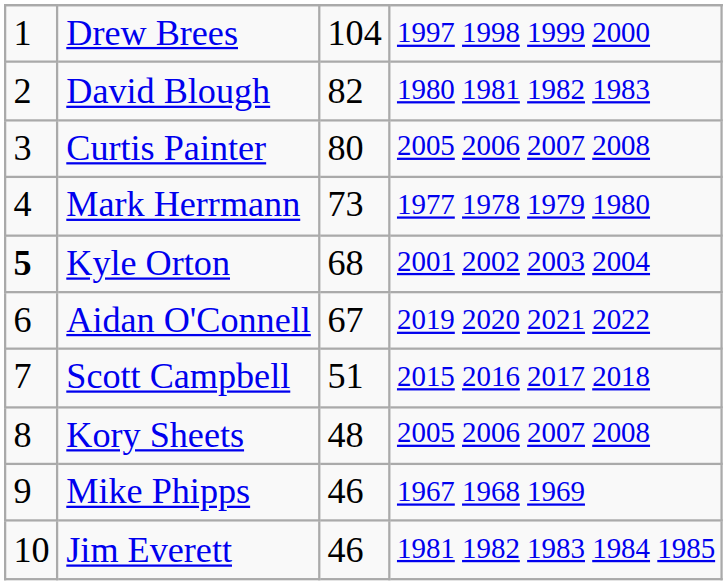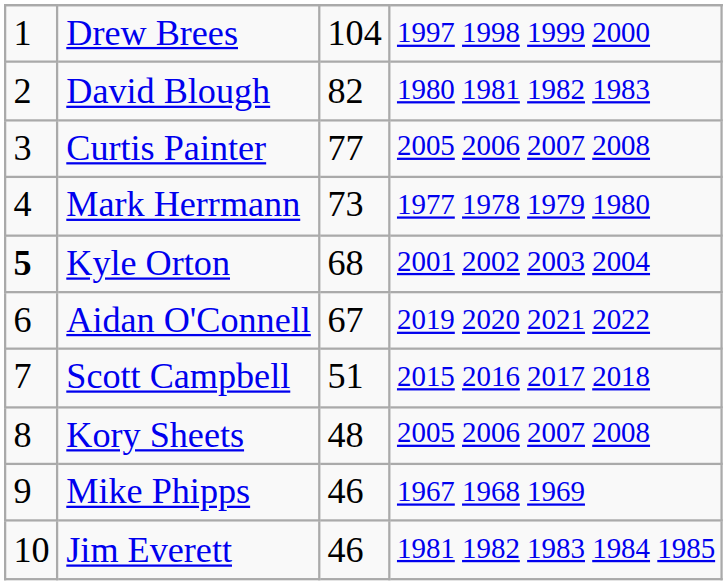(346, 147) 80 -> (346, 147) 77
